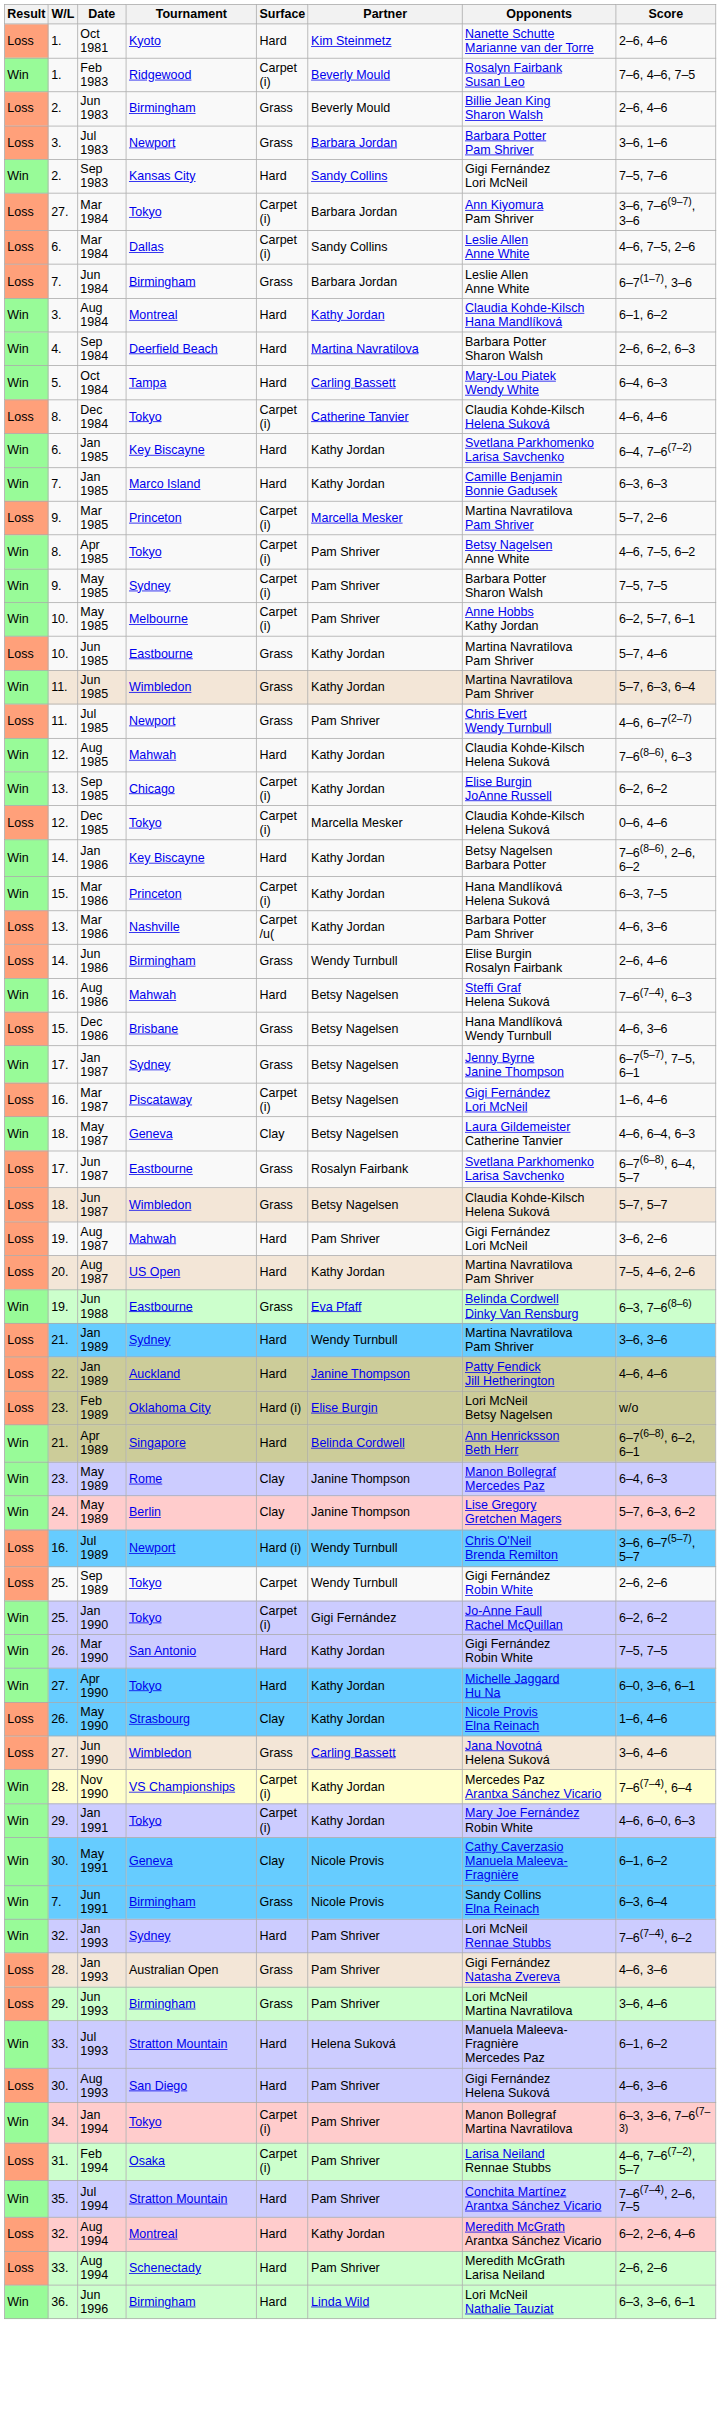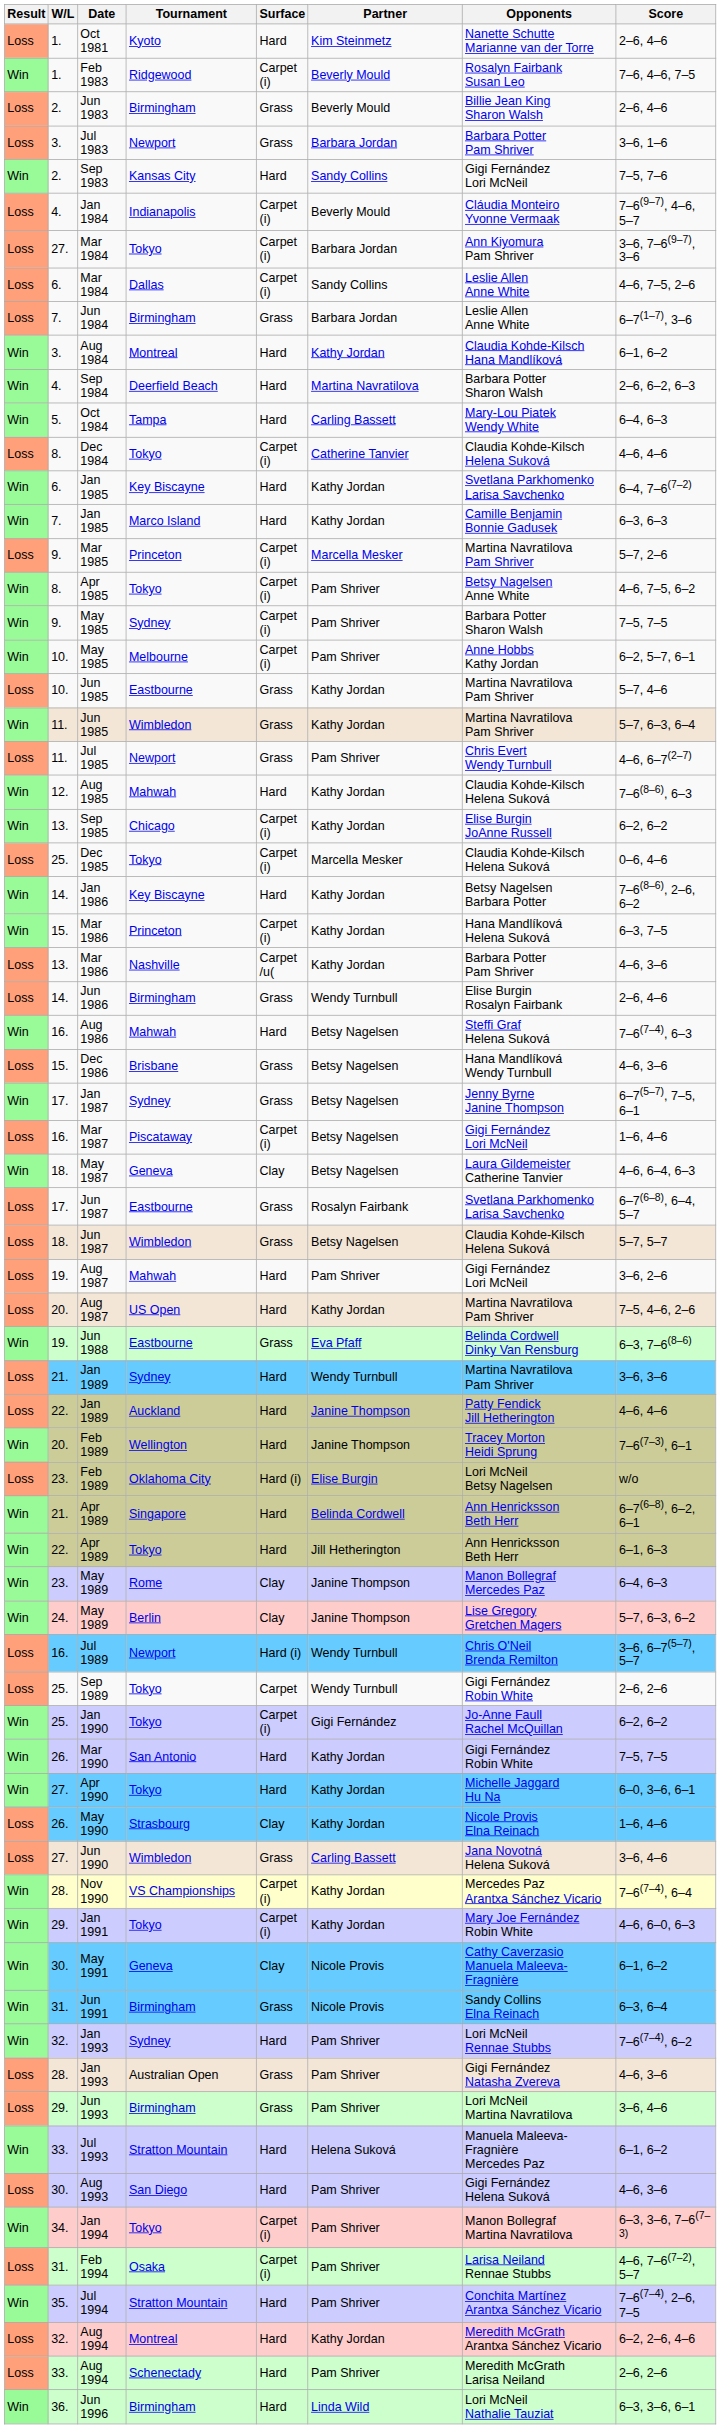+ row: (94, 212)
(60, 822) 12. -> (60, 859) 25.
+ row: (94, 1445)
+ row: (94, 1550)
(56, 1902) 7. -> (60, 2007) 31.
